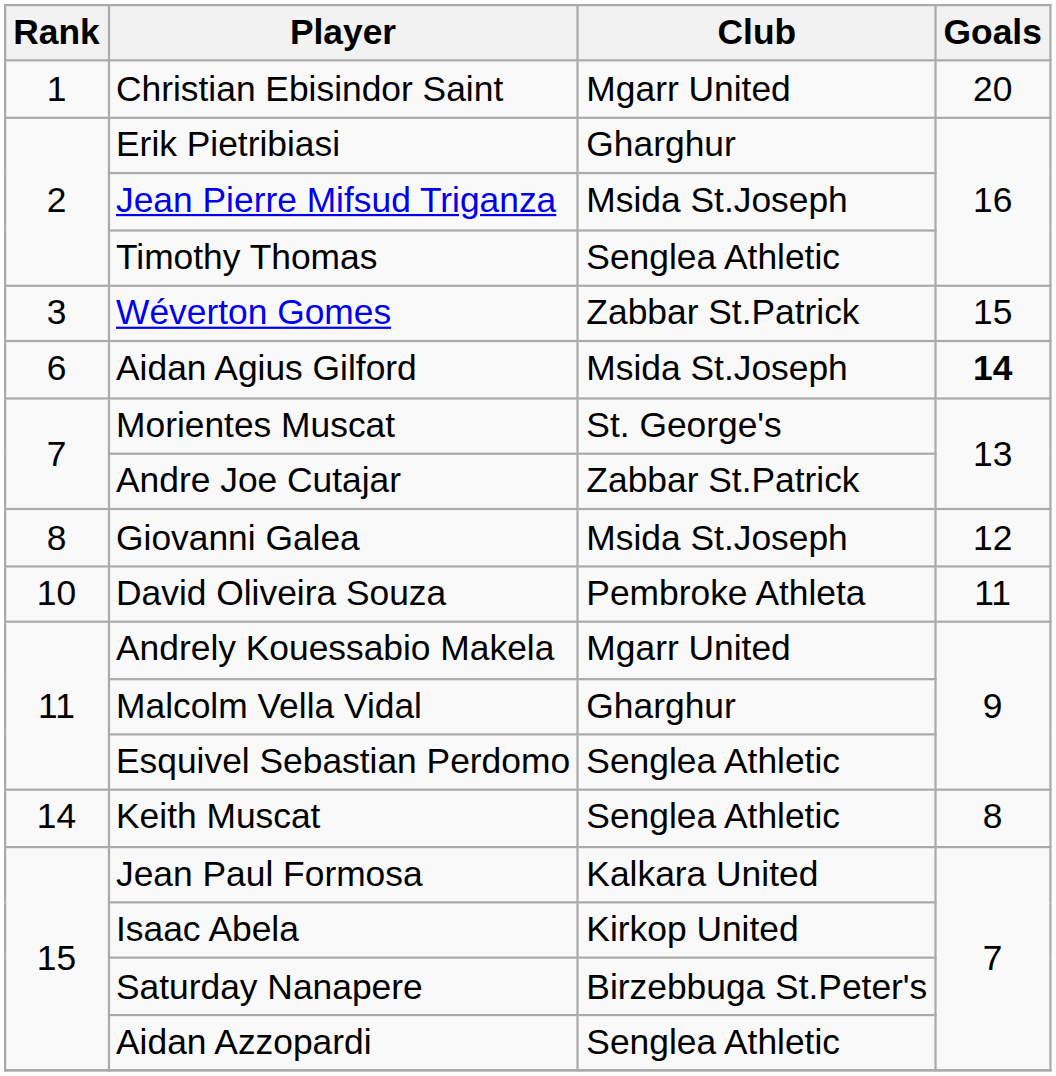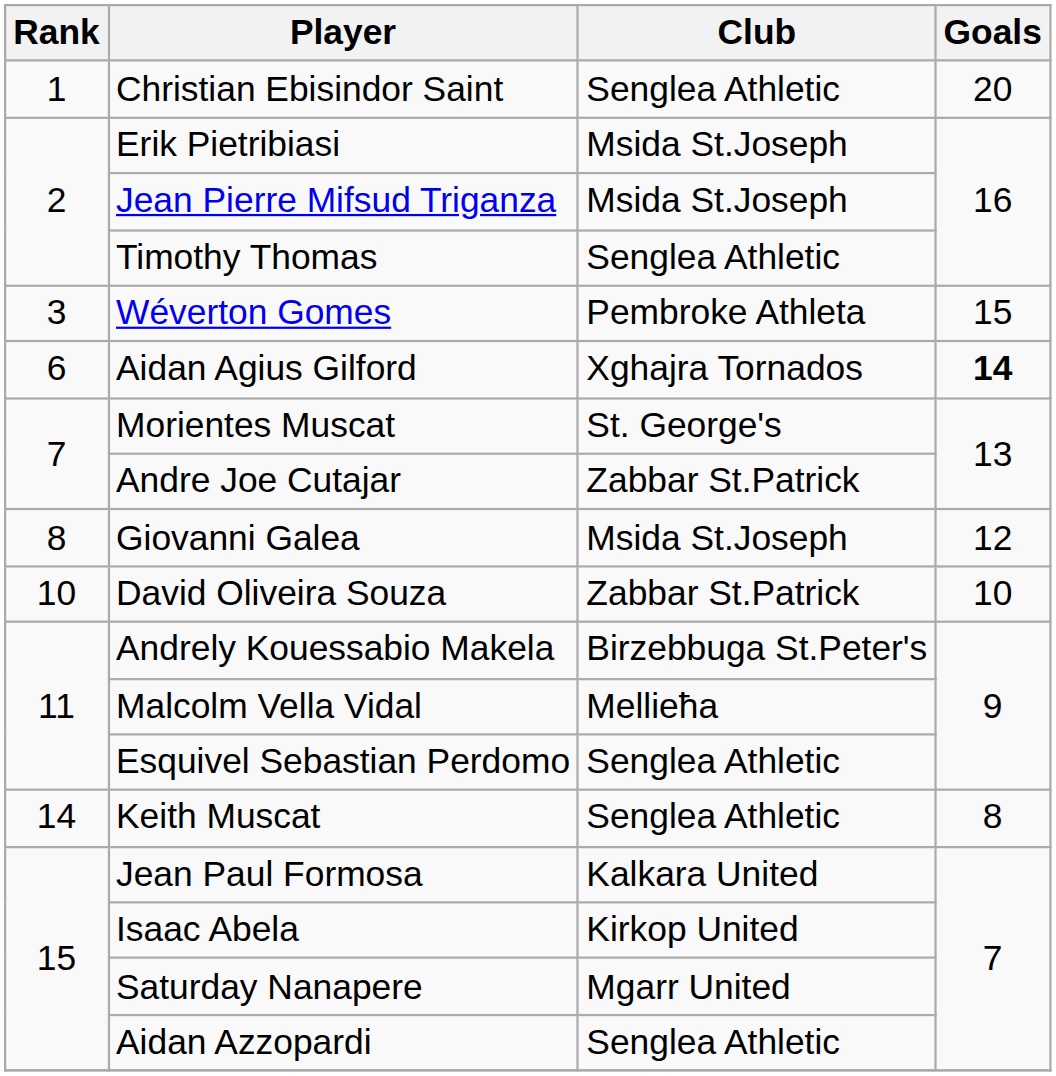(689, 88) Mgarr United -> (713, 88) Senglea Athletic
(661, 144) Gharghur -> (717, 144) Msida St.Joseph
(723, 312) Zabbar St.Patrick -> (726, 312) Pembroke Athleta
(717, 369) Msida St.Joseph -> (725, 369) Xghajra Tornados
(726, 593) Pembroke Athleta -> (723, 593) Zabbar St.Patrick
(993, 593) 11 -> (993, 593) 10
(689, 649) Mgarr United -> (757, 649) Birzebbuga St.Peter's
(661, 705) Gharghur -> (652, 705) Mellieħa
(757, 985) Birzebbuga St.Peter's -> (689, 985) Mgarr United
